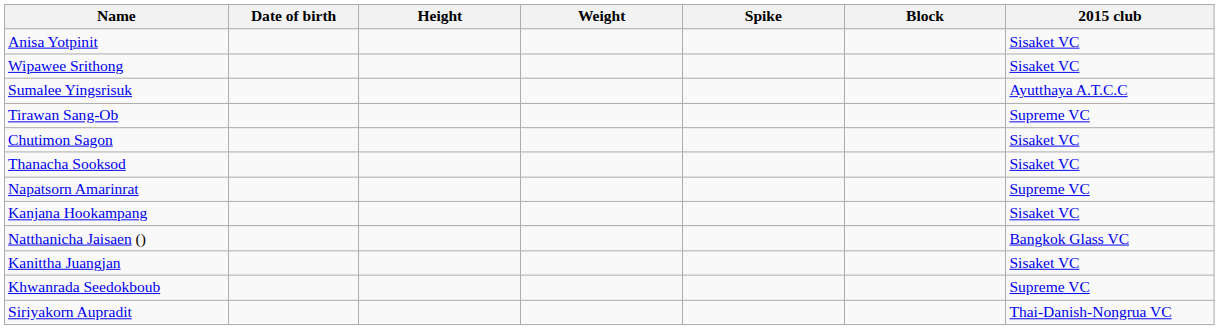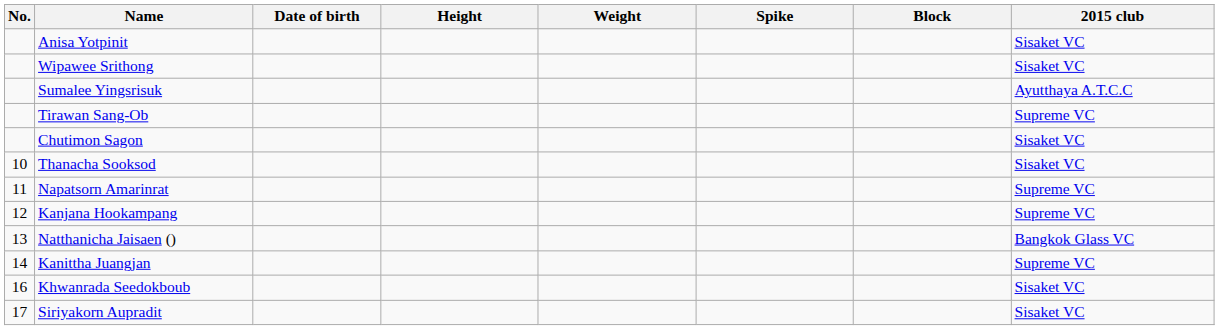+ column: (19, 16)
(1044, 213) Sisaket VC -> (1055, 213) Supreme VC
(1044, 262) Sisaket VC -> (1055, 262) Supreme VC
(1050, 287) Supreme VC -> (1050, 287) Sisaket VC
(1091, 312) Thai-Danish-Nongrua VC -> (1050, 312) Sisaket VC
